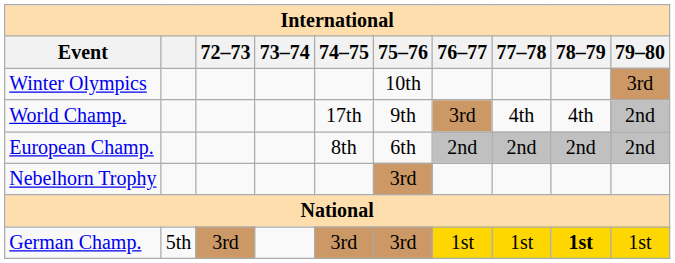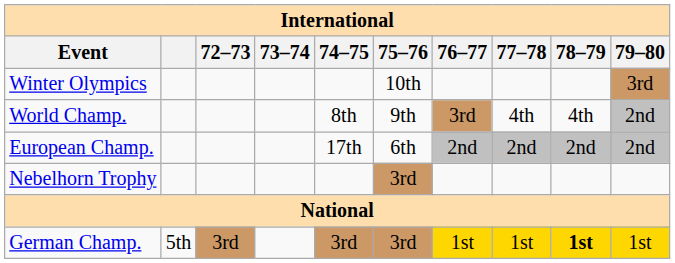(344, 115) 17th -> (344, 115) 8th
(344, 147) 8th -> (344, 147) 17th
